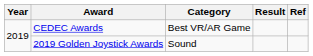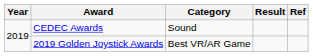(209, 28) Best VR/AR Game -> (182, 28) Sound
(182, 43) Sound -> (209, 43) Best VR/AR Game
